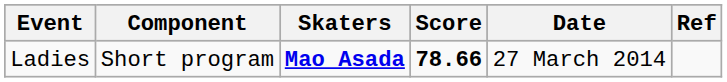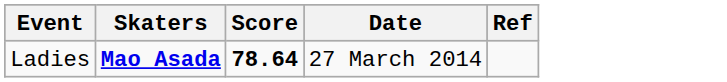- column: (187, 23)
(449, 59) 78.66 -> (265, 59) 78.64
